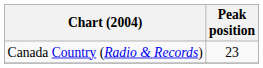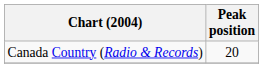(232, 52) 23 -> (232, 52) 20
